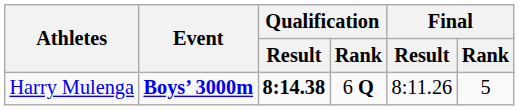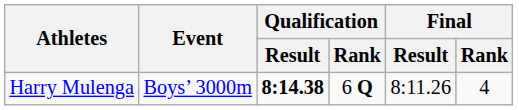(198, 88) bold -> (198, 88) normal
(485, 88) 5 -> (484, 88) 4
